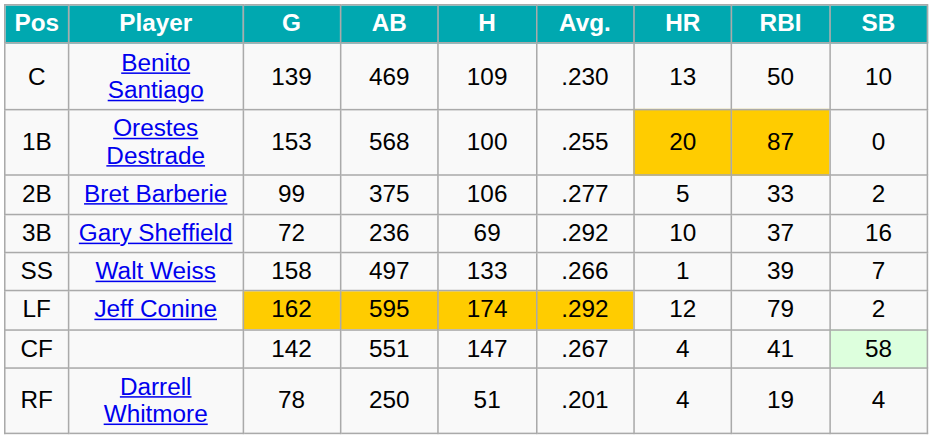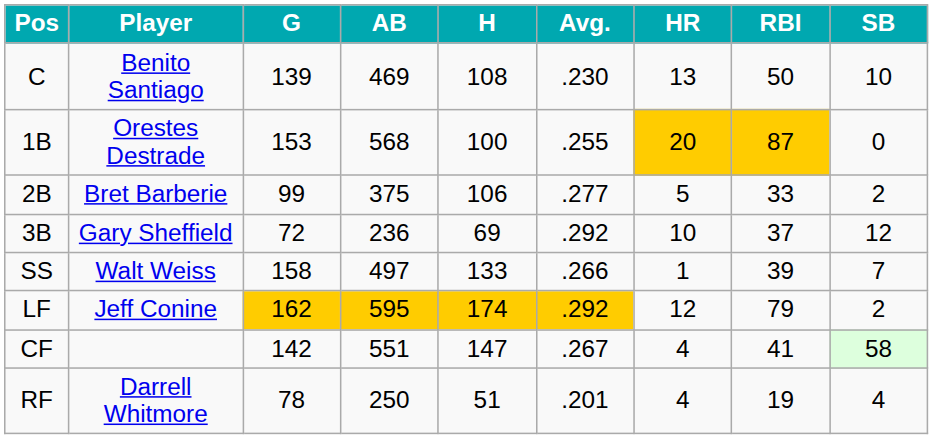(487, 76) 109 -> (487, 76) 108
(878, 232) 16 -> (878, 232) 12
